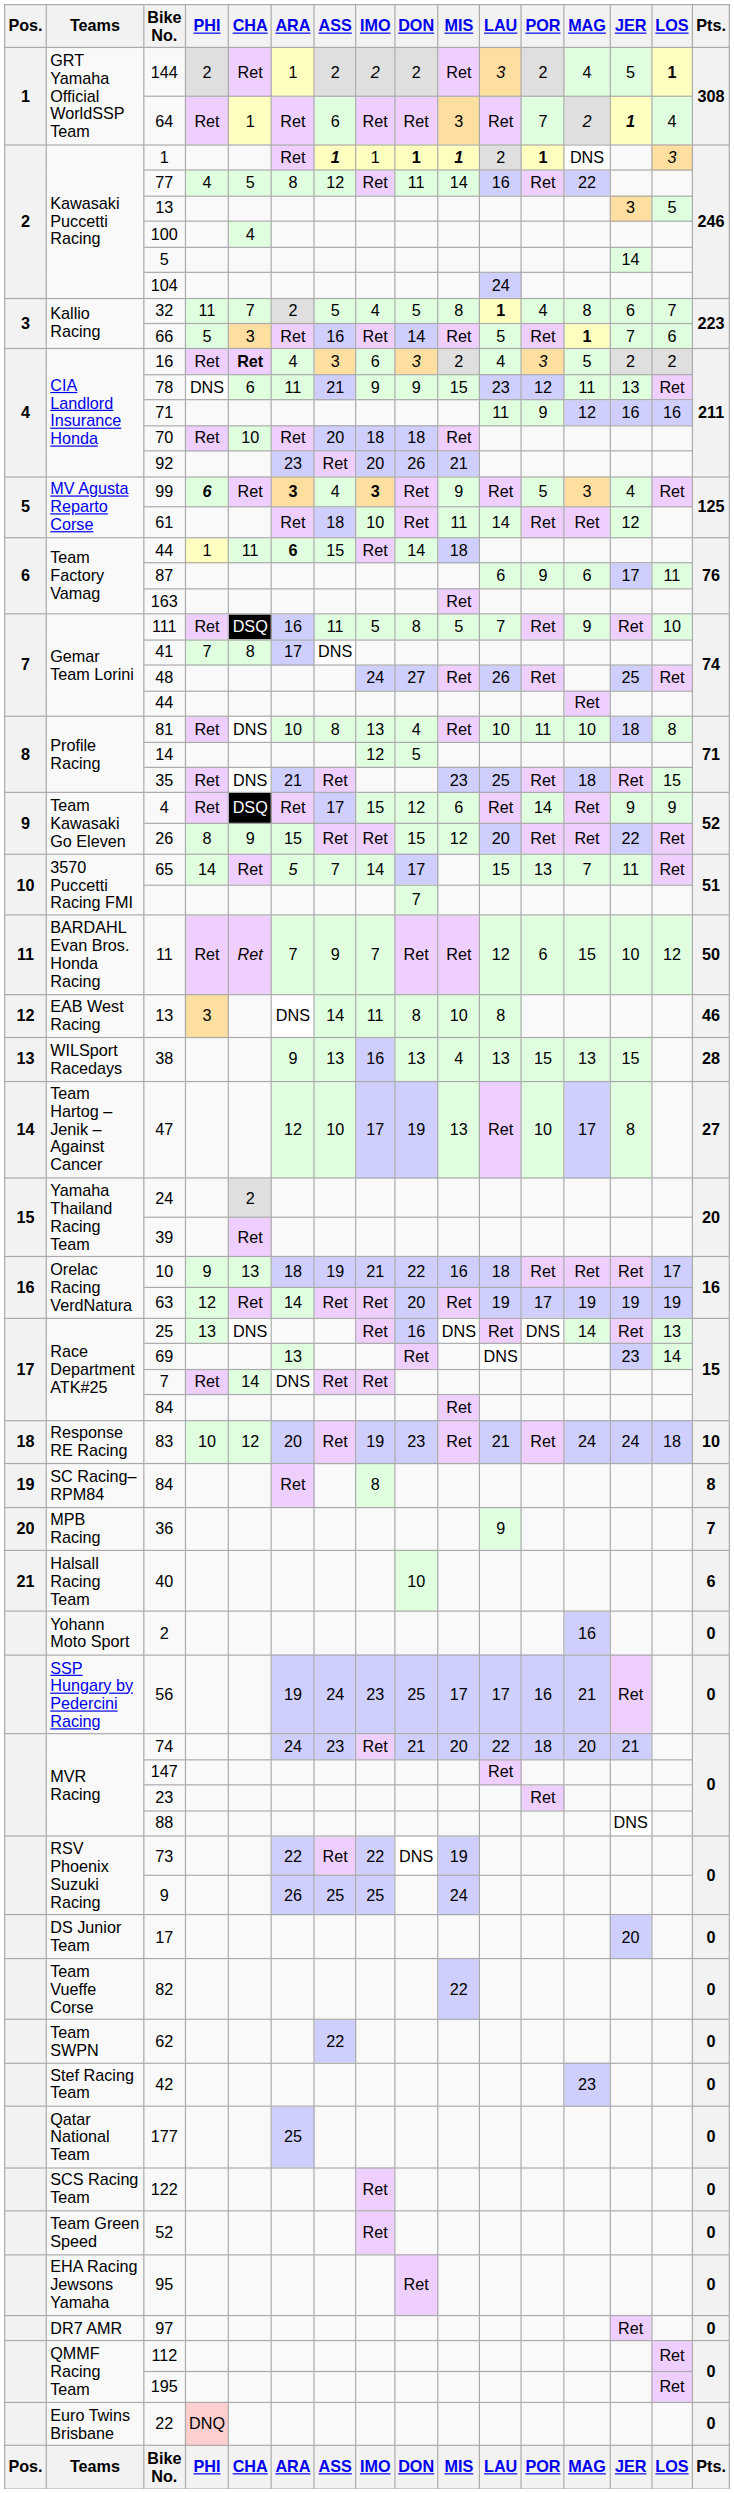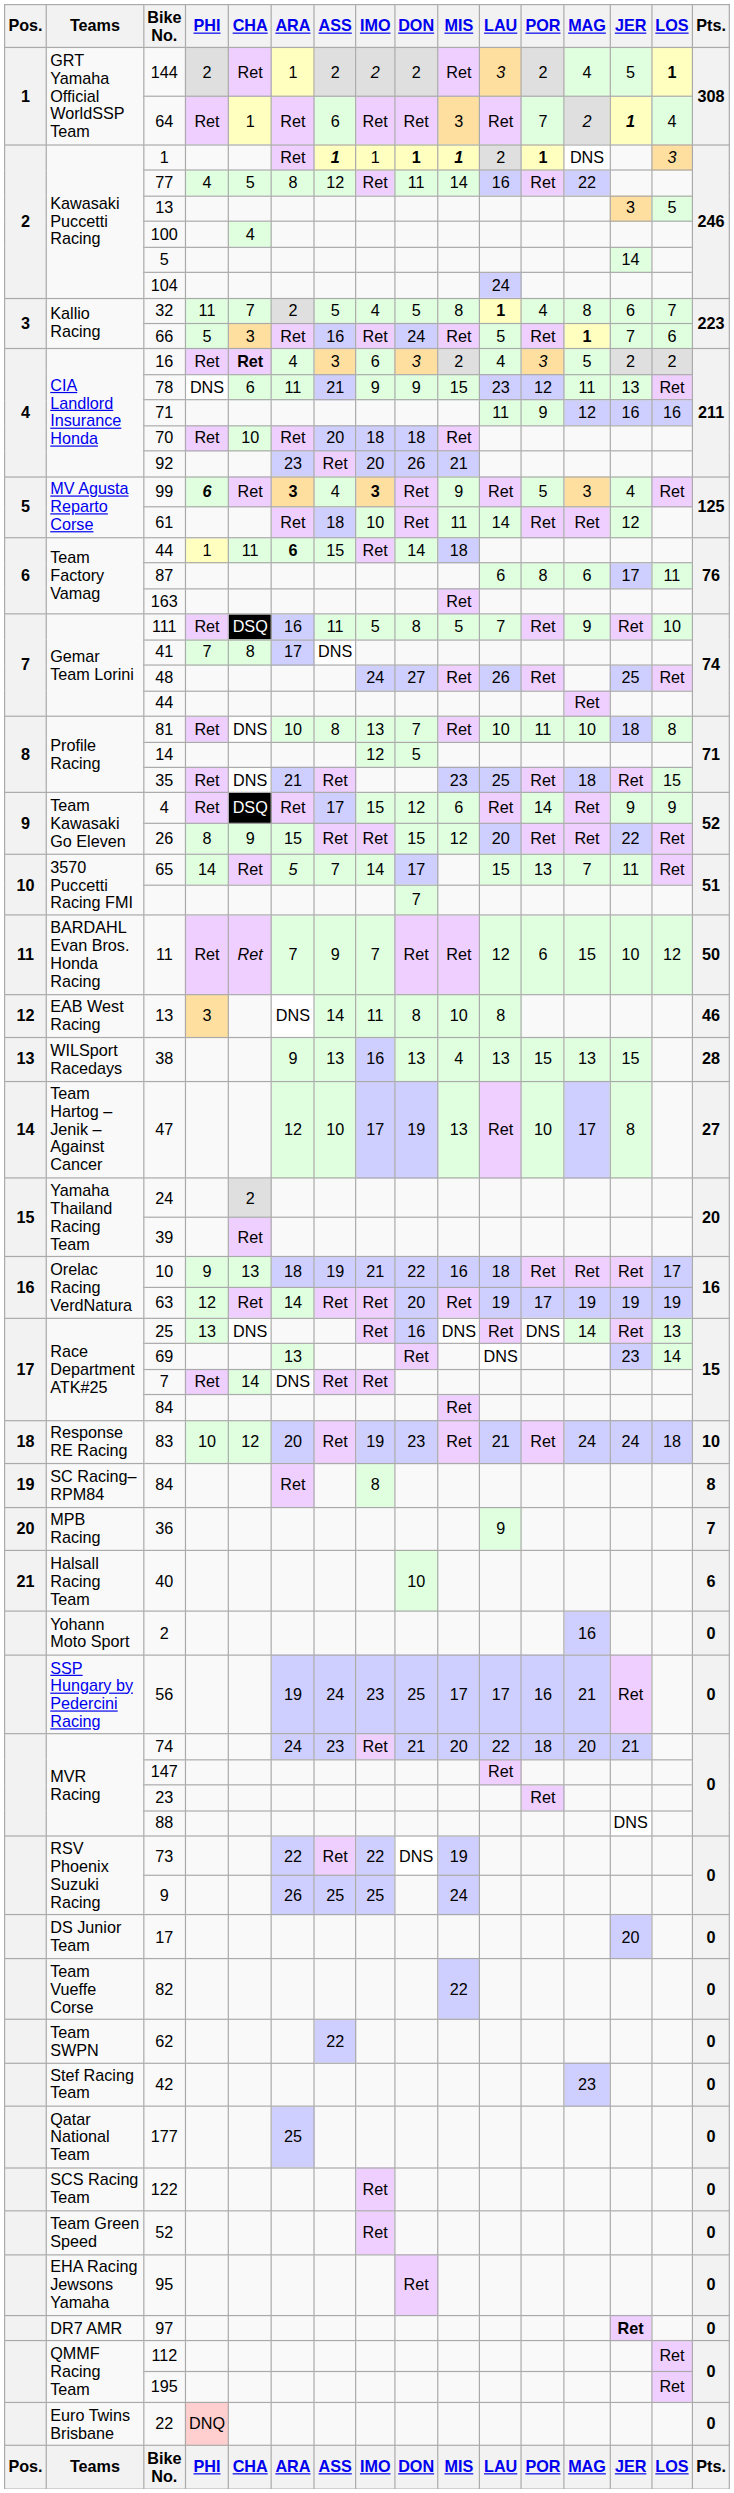(416, 336) 14 -> (416, 336) 24
(543, 576) 9 -> (543, 576) 8
(416, 729) 4 -> (416, 729) 7
(631, 2328) normal -> (631, 2328) bold
